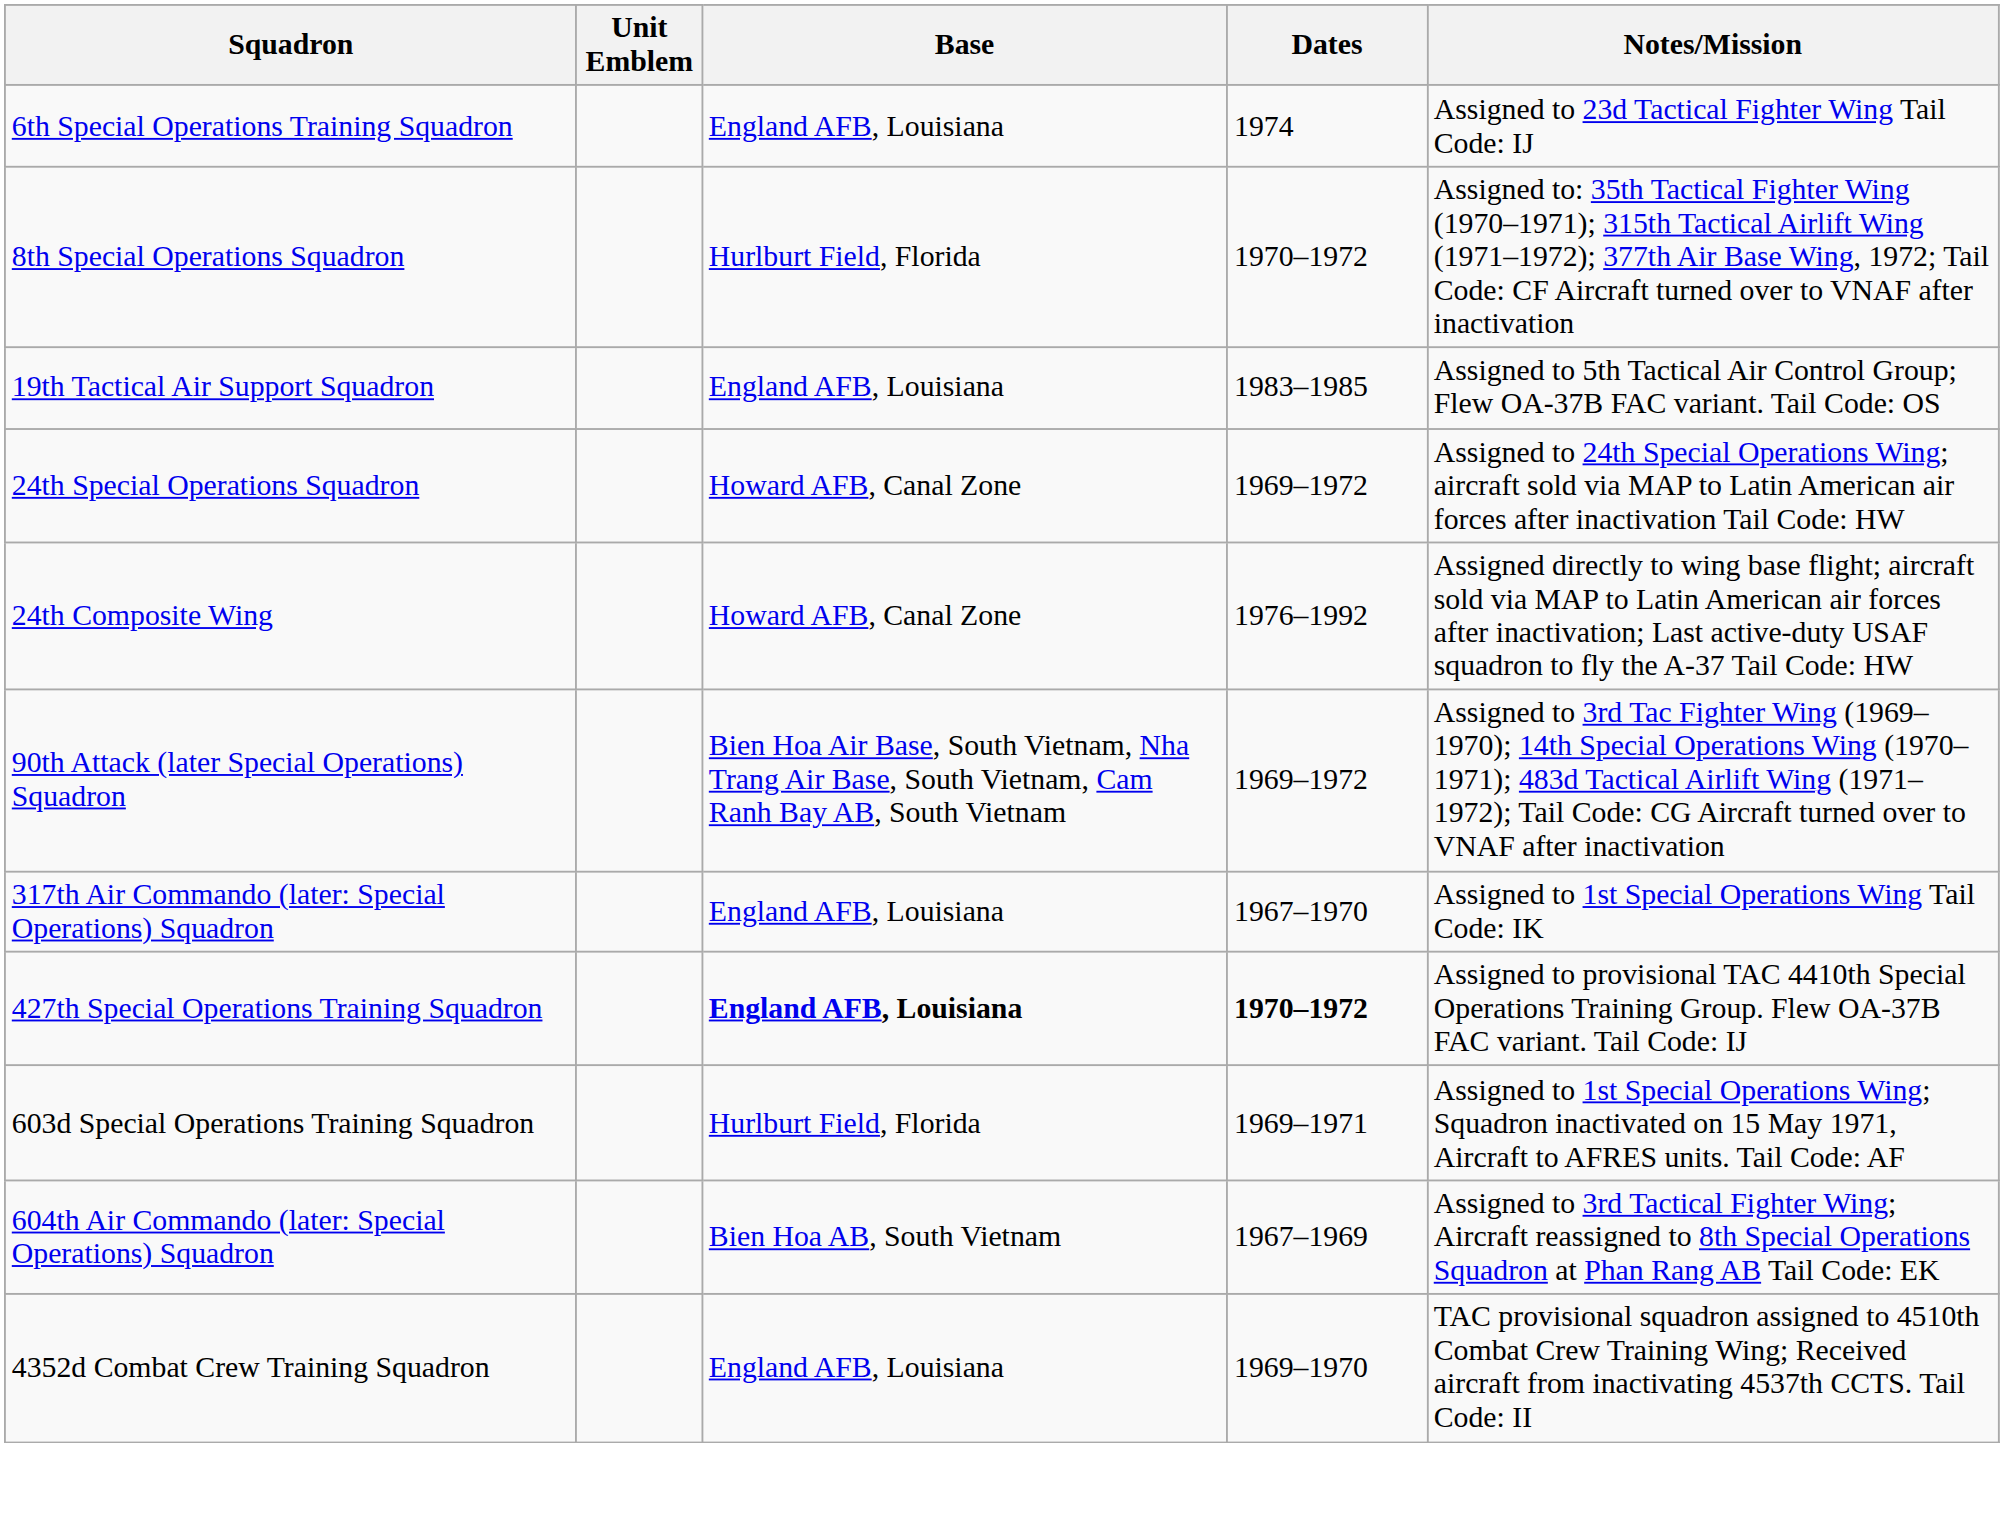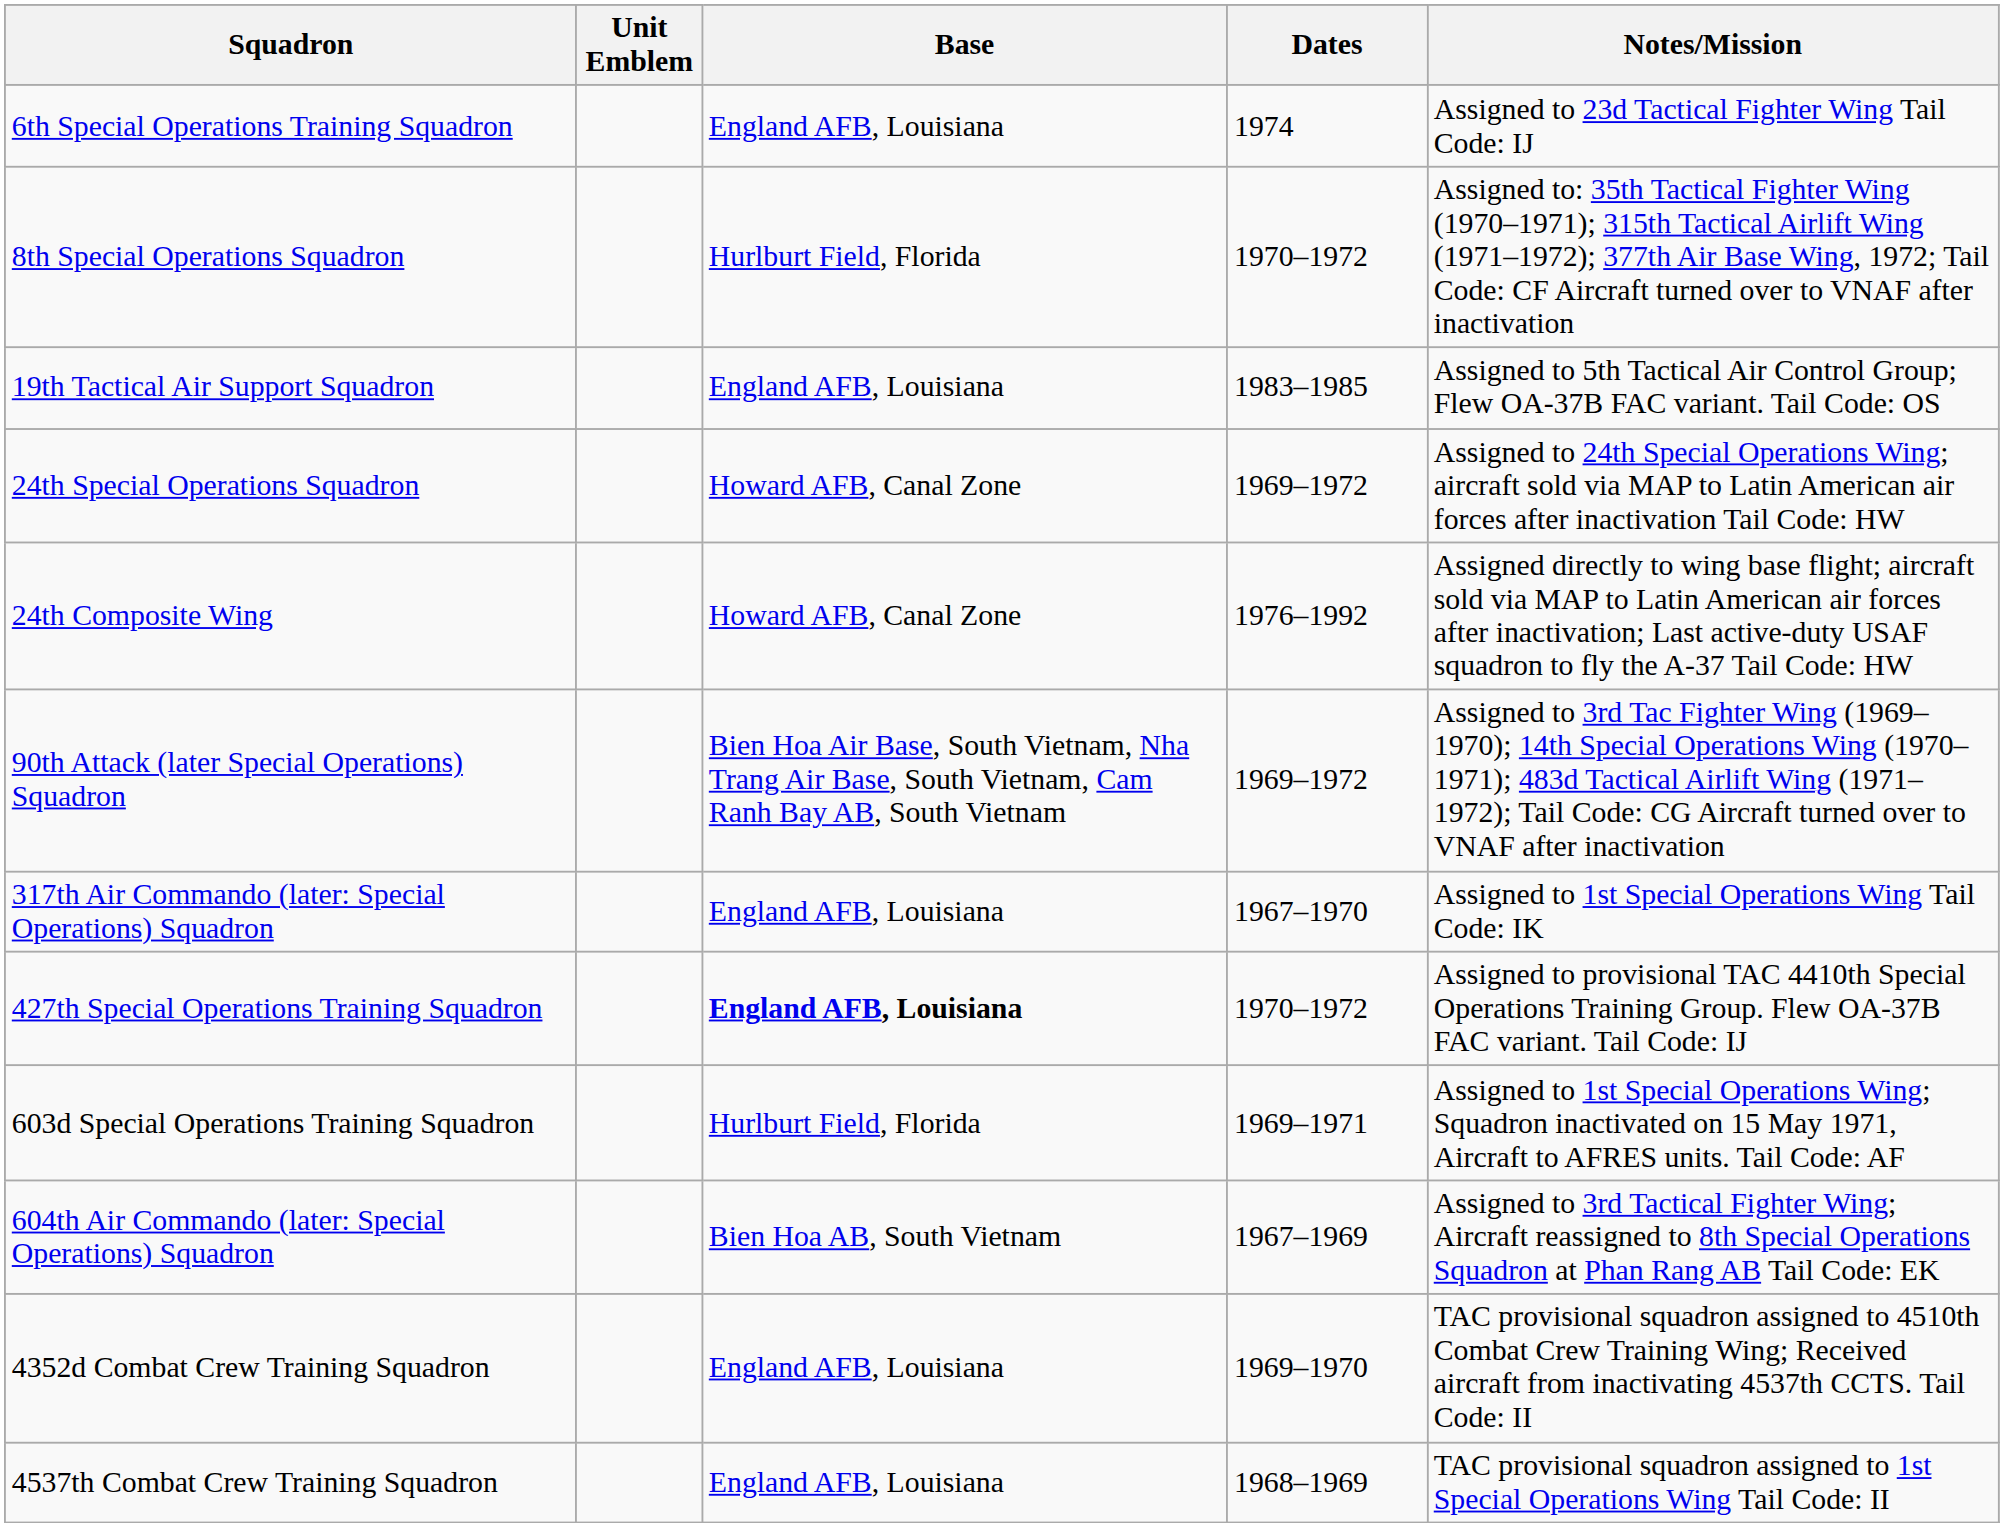(1301, 1008) bold -> (1301, 1008) normal
+ row: (255, 1481)
